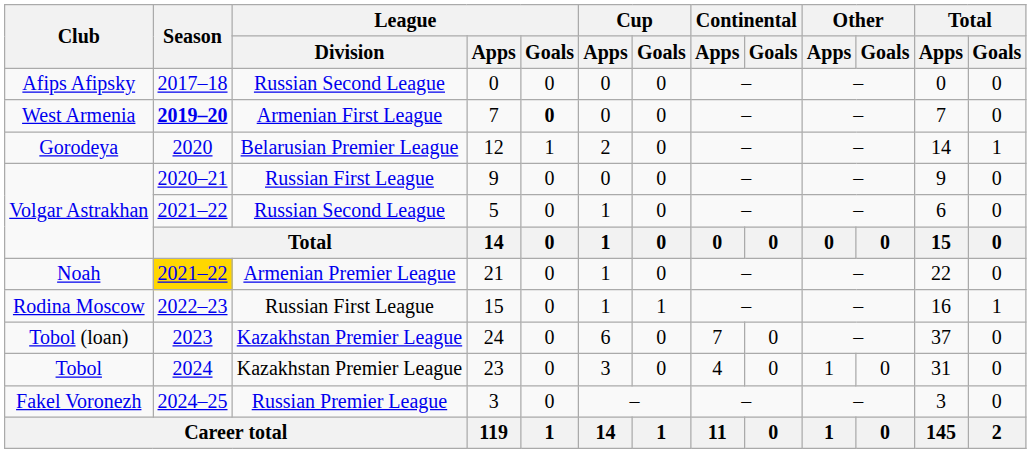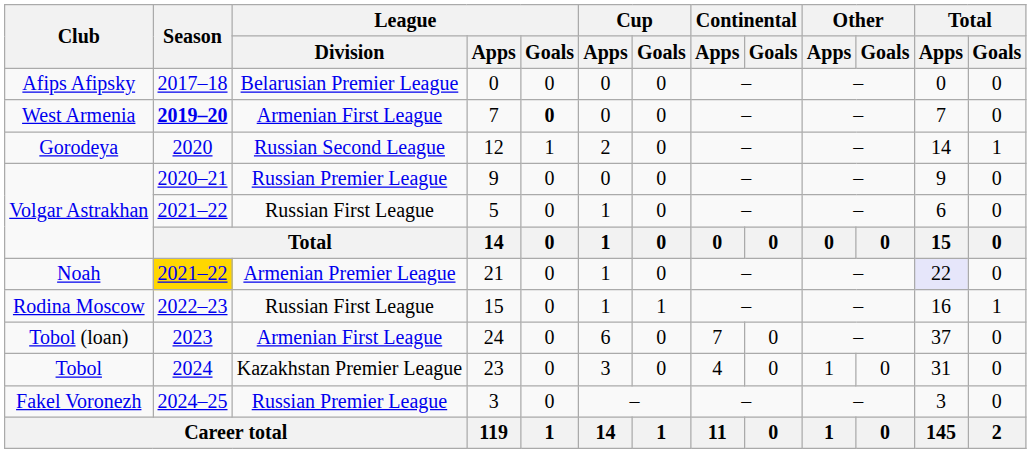(349, 83) Russian Second League -> (349, 83) Belarusian Premier League
(349, 147) Belarusian Premier League -> (349, 147) Russian Second League
(349, 178) Russian First League -> (349, 178) Russian Premier League
(349, 210) Russian Second League -> (349, 210) Russian First League
(941, 274) no background -> (941, 274) lavender background
(349, 337) Kazakhstan Premier League -> (349, 337) Armenian First League
